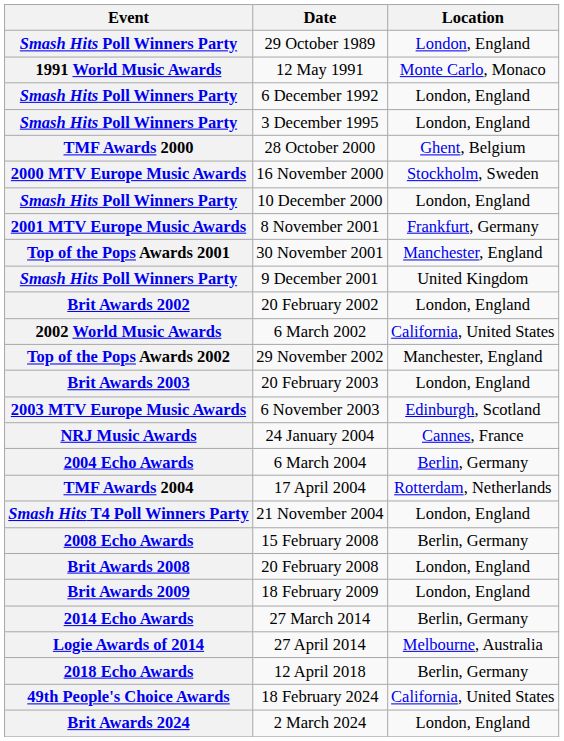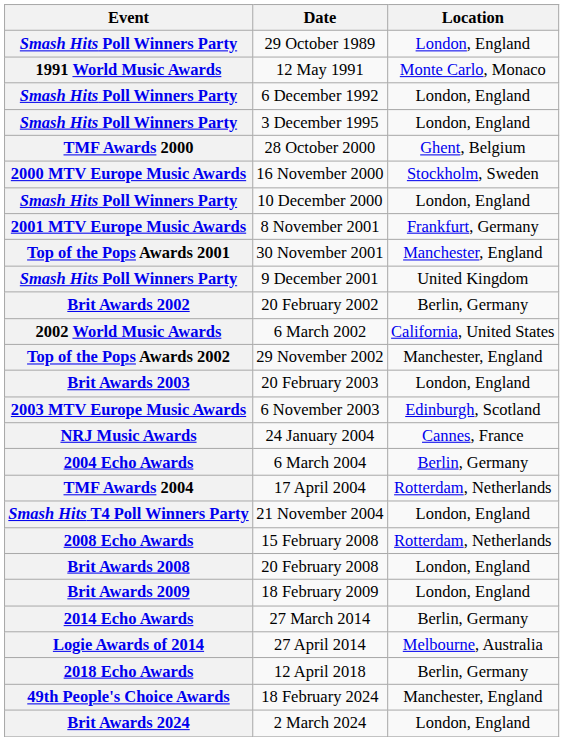(473, 305) London, England -> (473, 305) Berlin, Germany
(473, 540) Berlin, Germany -> (473, 540) Rotterdam, Netherlands
(473, 697) California, United States -> (473, 697) Manchester, England
